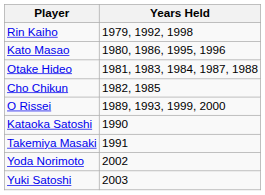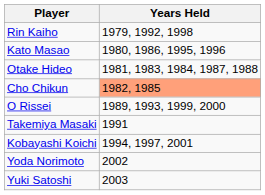(131, 87) no background -> (131, 87) lightsalmon background
- row: (50, 124)
+ row: (52, 143)
